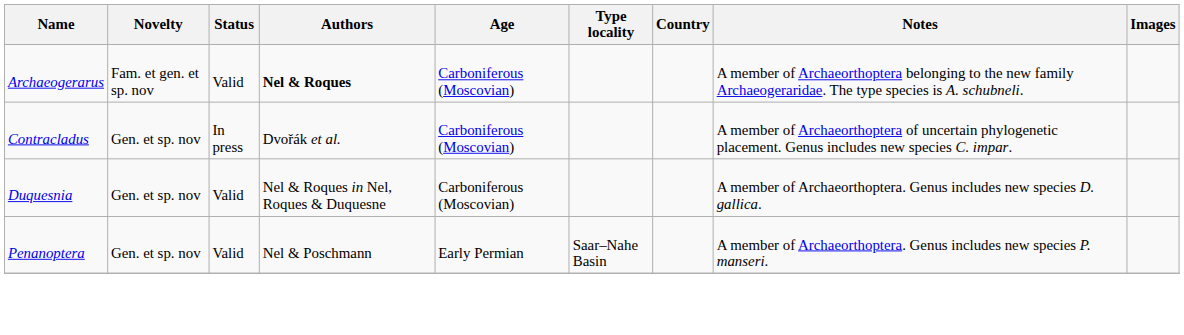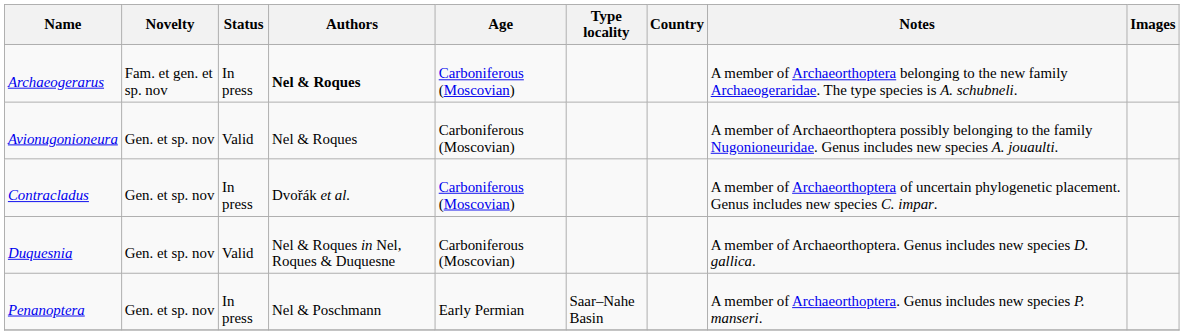(228, 81) Valid -> (237, 81) In press
+ row: (63, 138)
(228, 252) Valid -> (237, 310) In press
